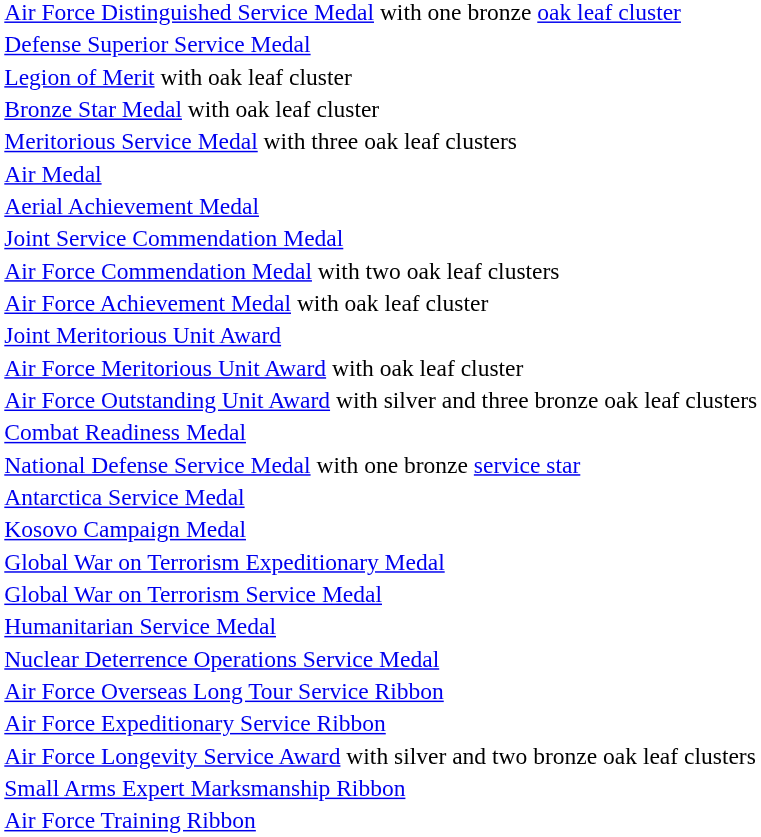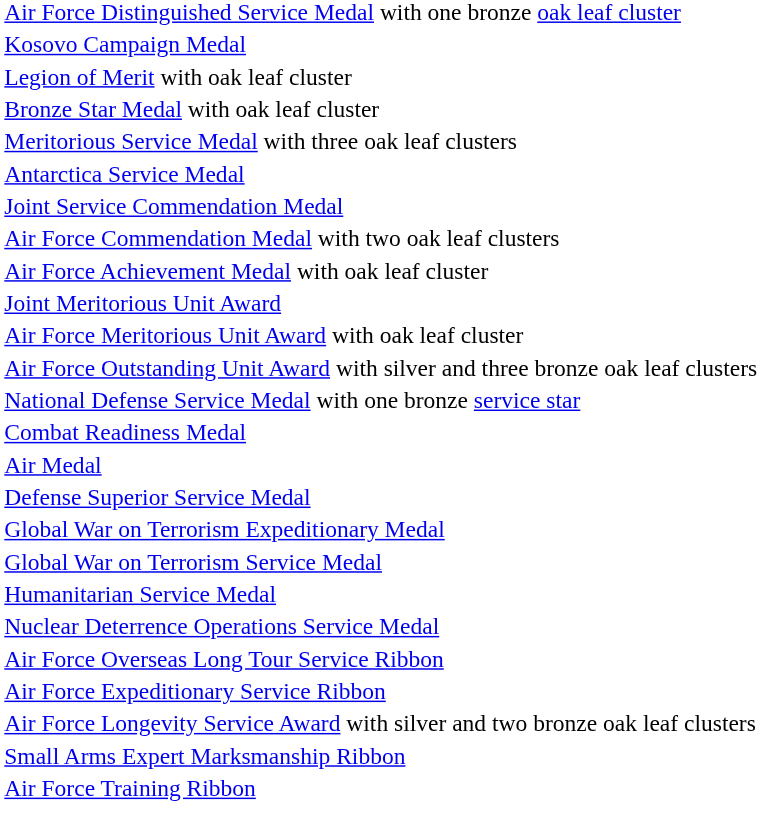rows swapped: (157, 44) <-> (125, 529)
rows swapped: (53, 174) <-> (124, 497)
- row: (132, 206)
rows swapped: (125, 432) <-> (292, 465)
